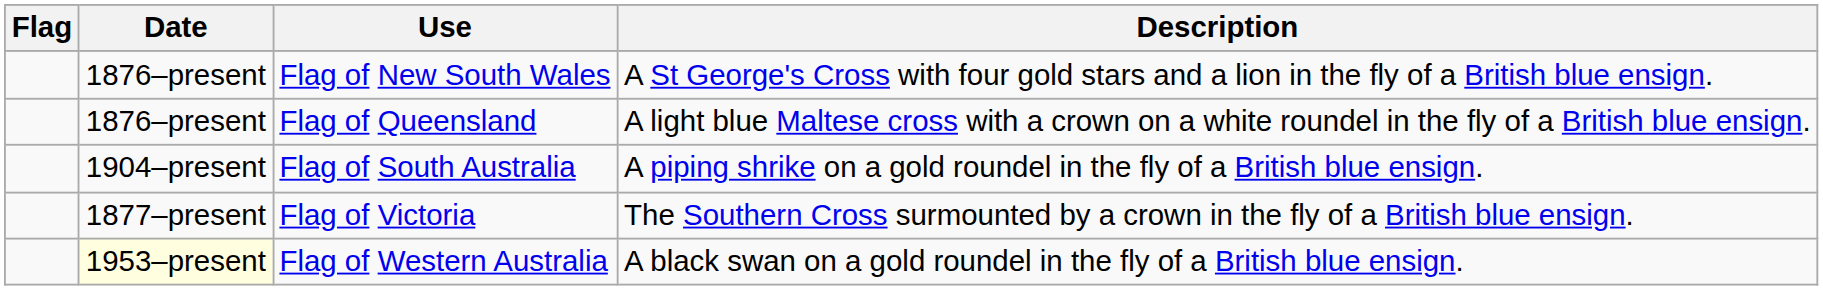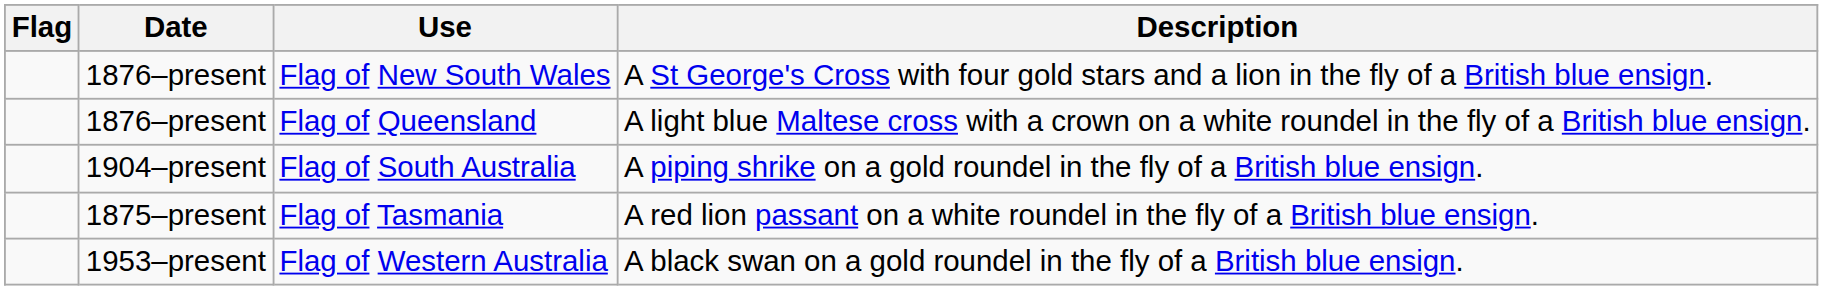+ row: (391, 214)
- row: (377, 214)
(176, 261) lightyellow background -> (176, 261) no background
